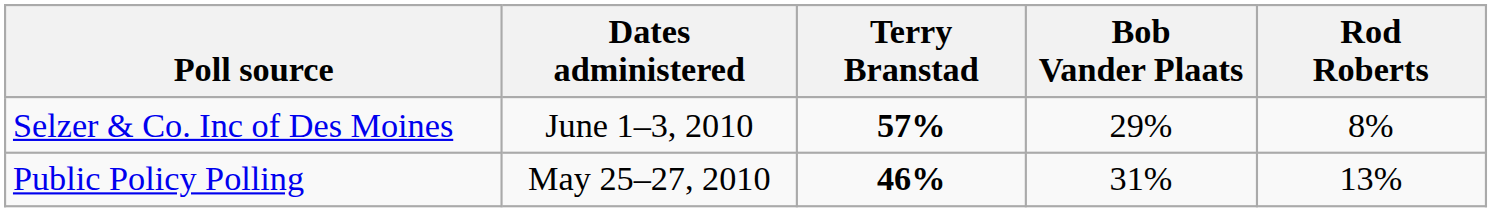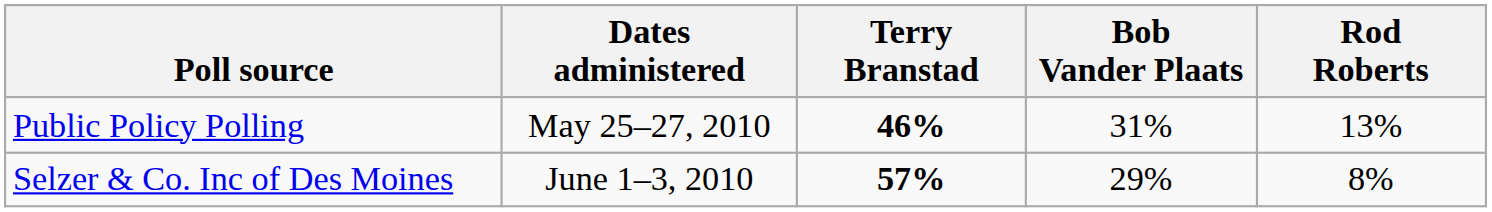rows swapped: (233, 124) <-> (158, 178)
